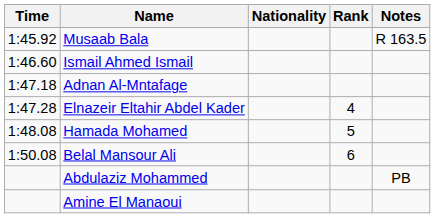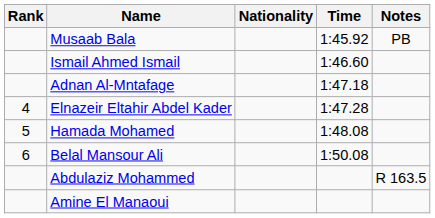columns swapped: (351, 16) <-> (32, 16)
(401, 39) R 163.5 -> (401, 39) PB
(401, 178) PB -> (401, 178) R 163.5
